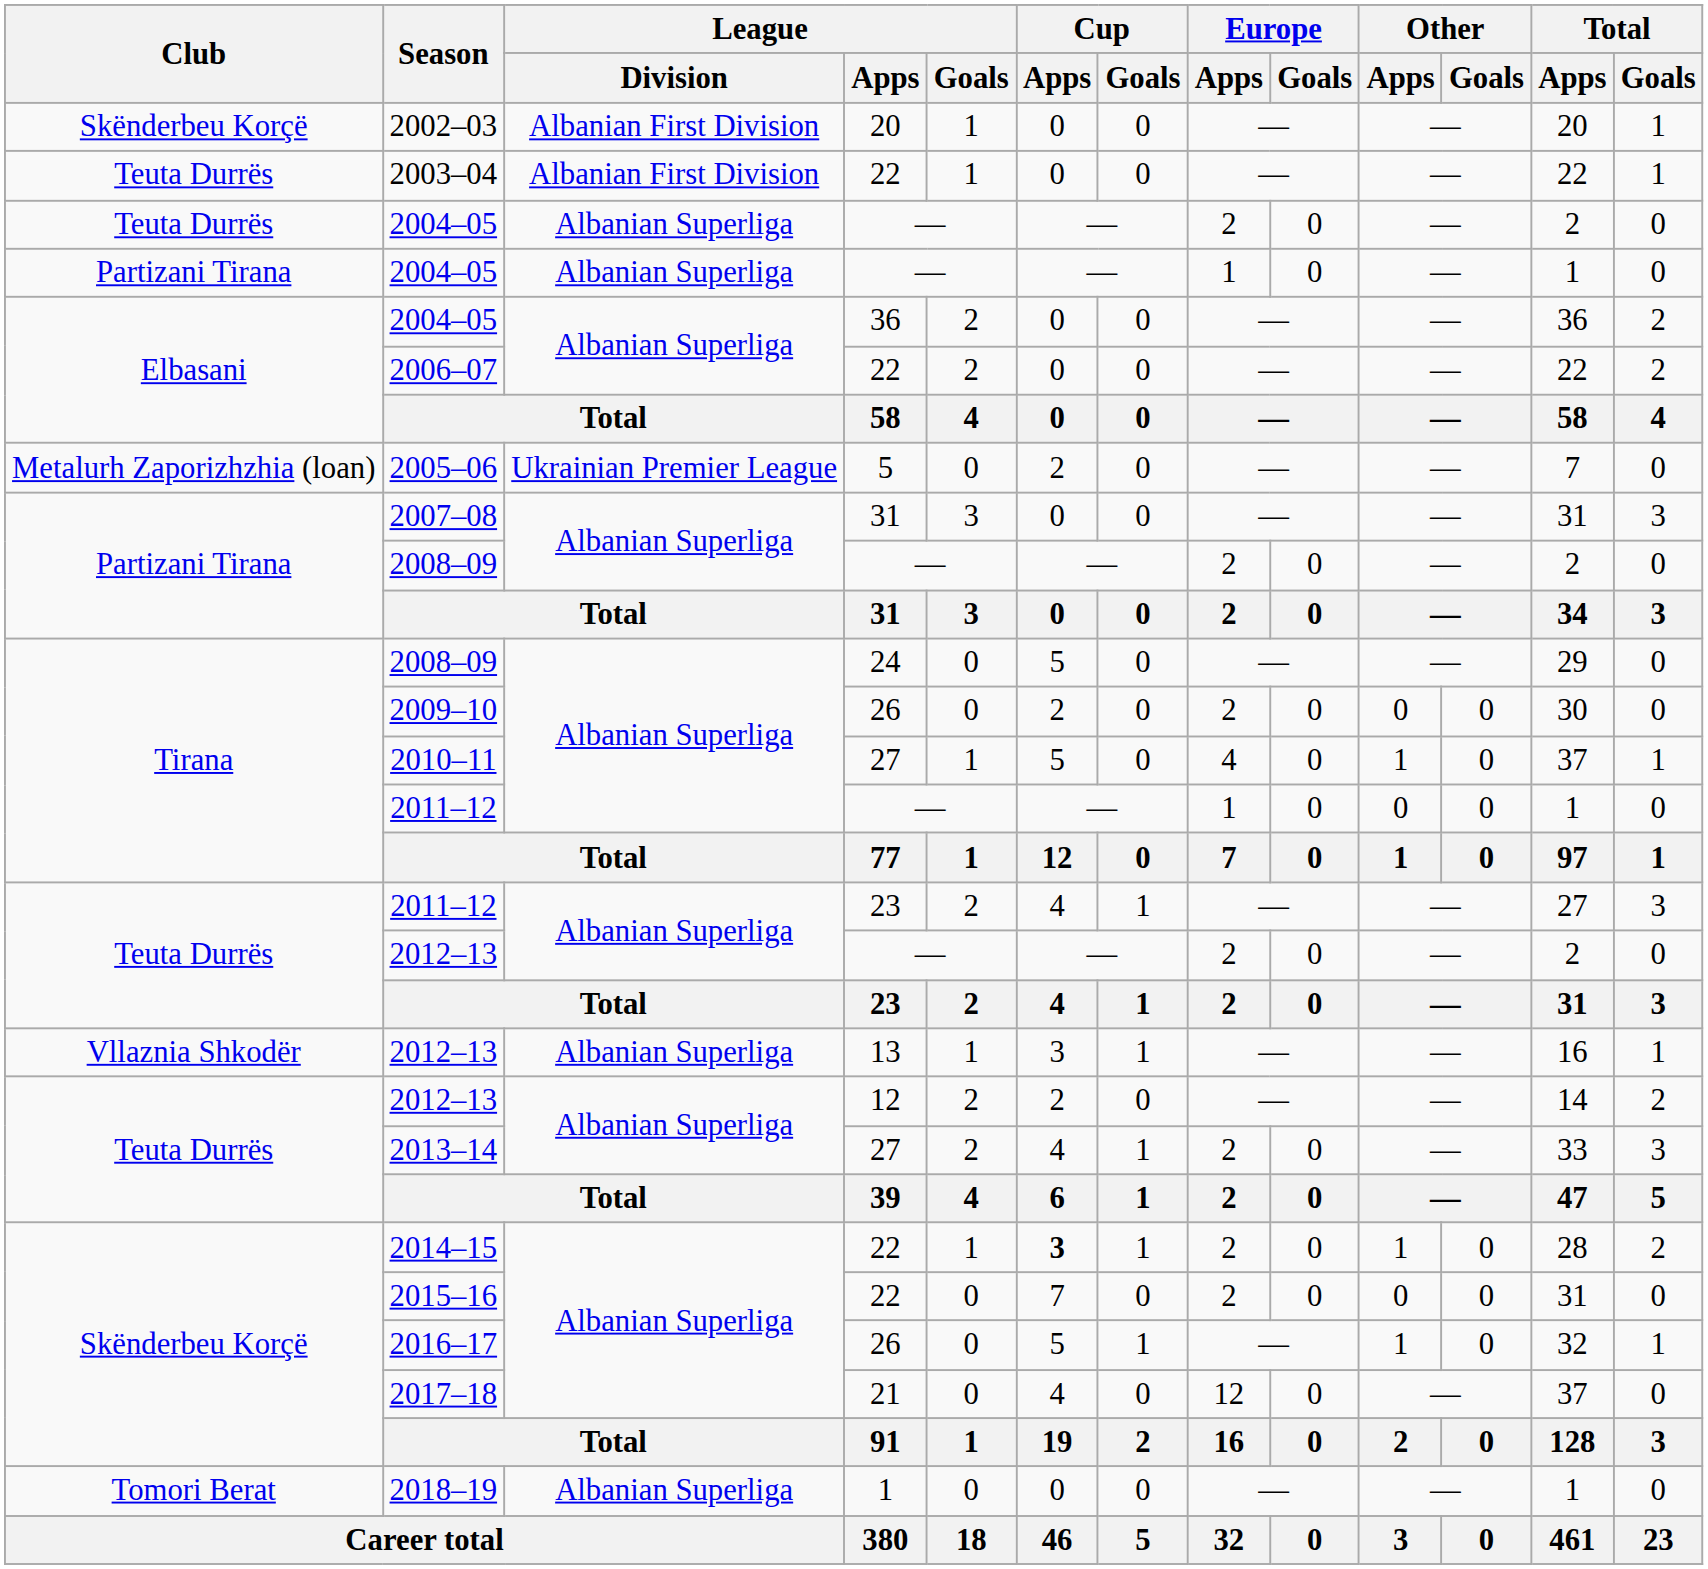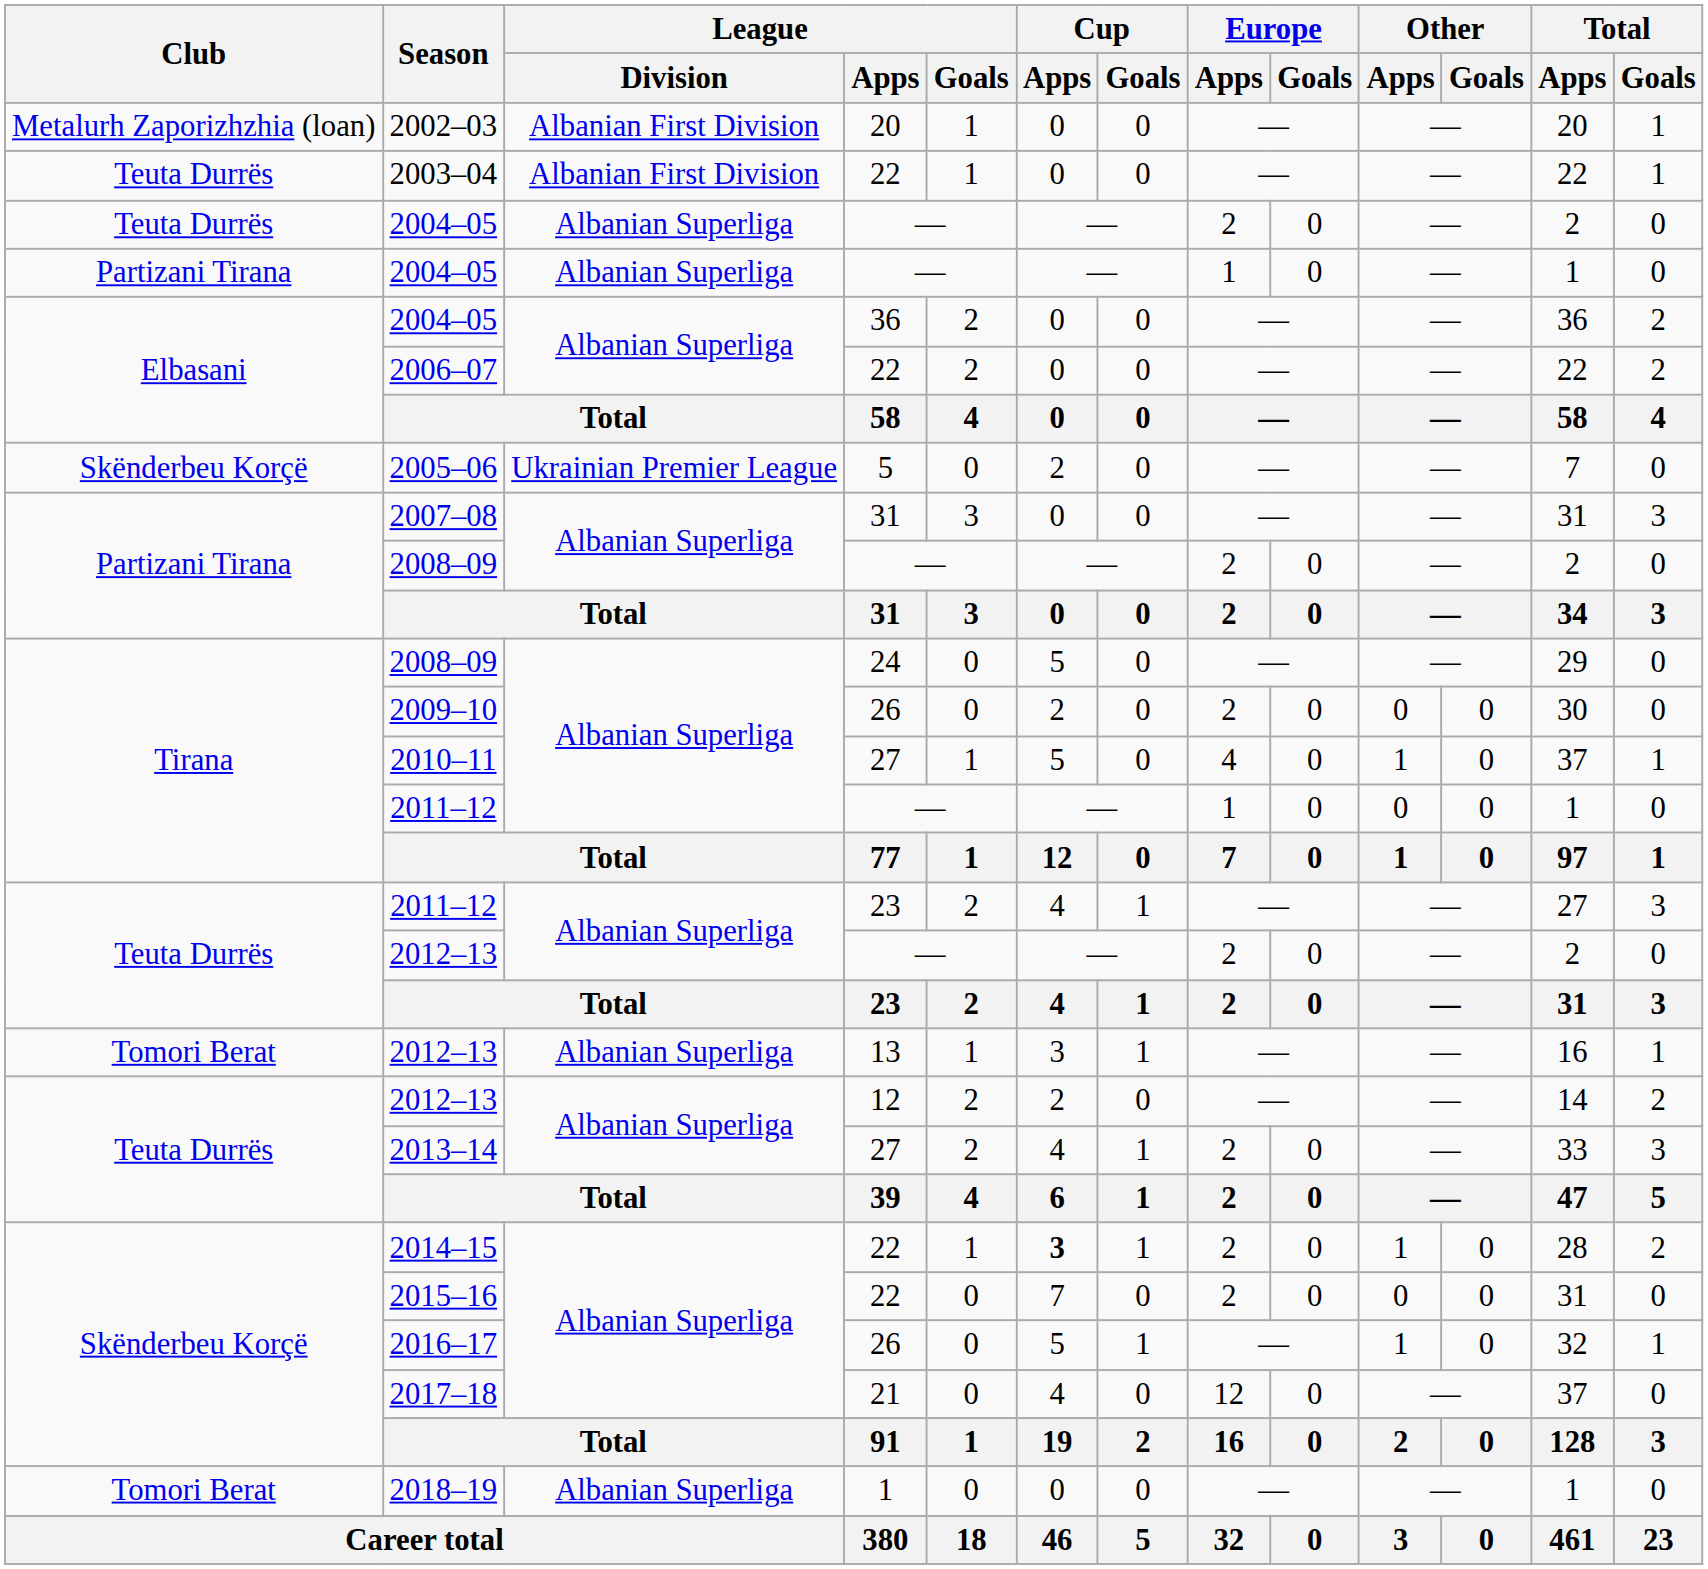(194, 126) Skënderbeu Korçë -> (194, 126) Metalurh Zaporizhzhia (loan)
(194, 467) Metalurh Zaporizhzhia (loan) -> (194, 467) Skënderbeu Korçë
(194, 1051) Vllaznia Shkodër -> (194, 1051) Tomori Berat
